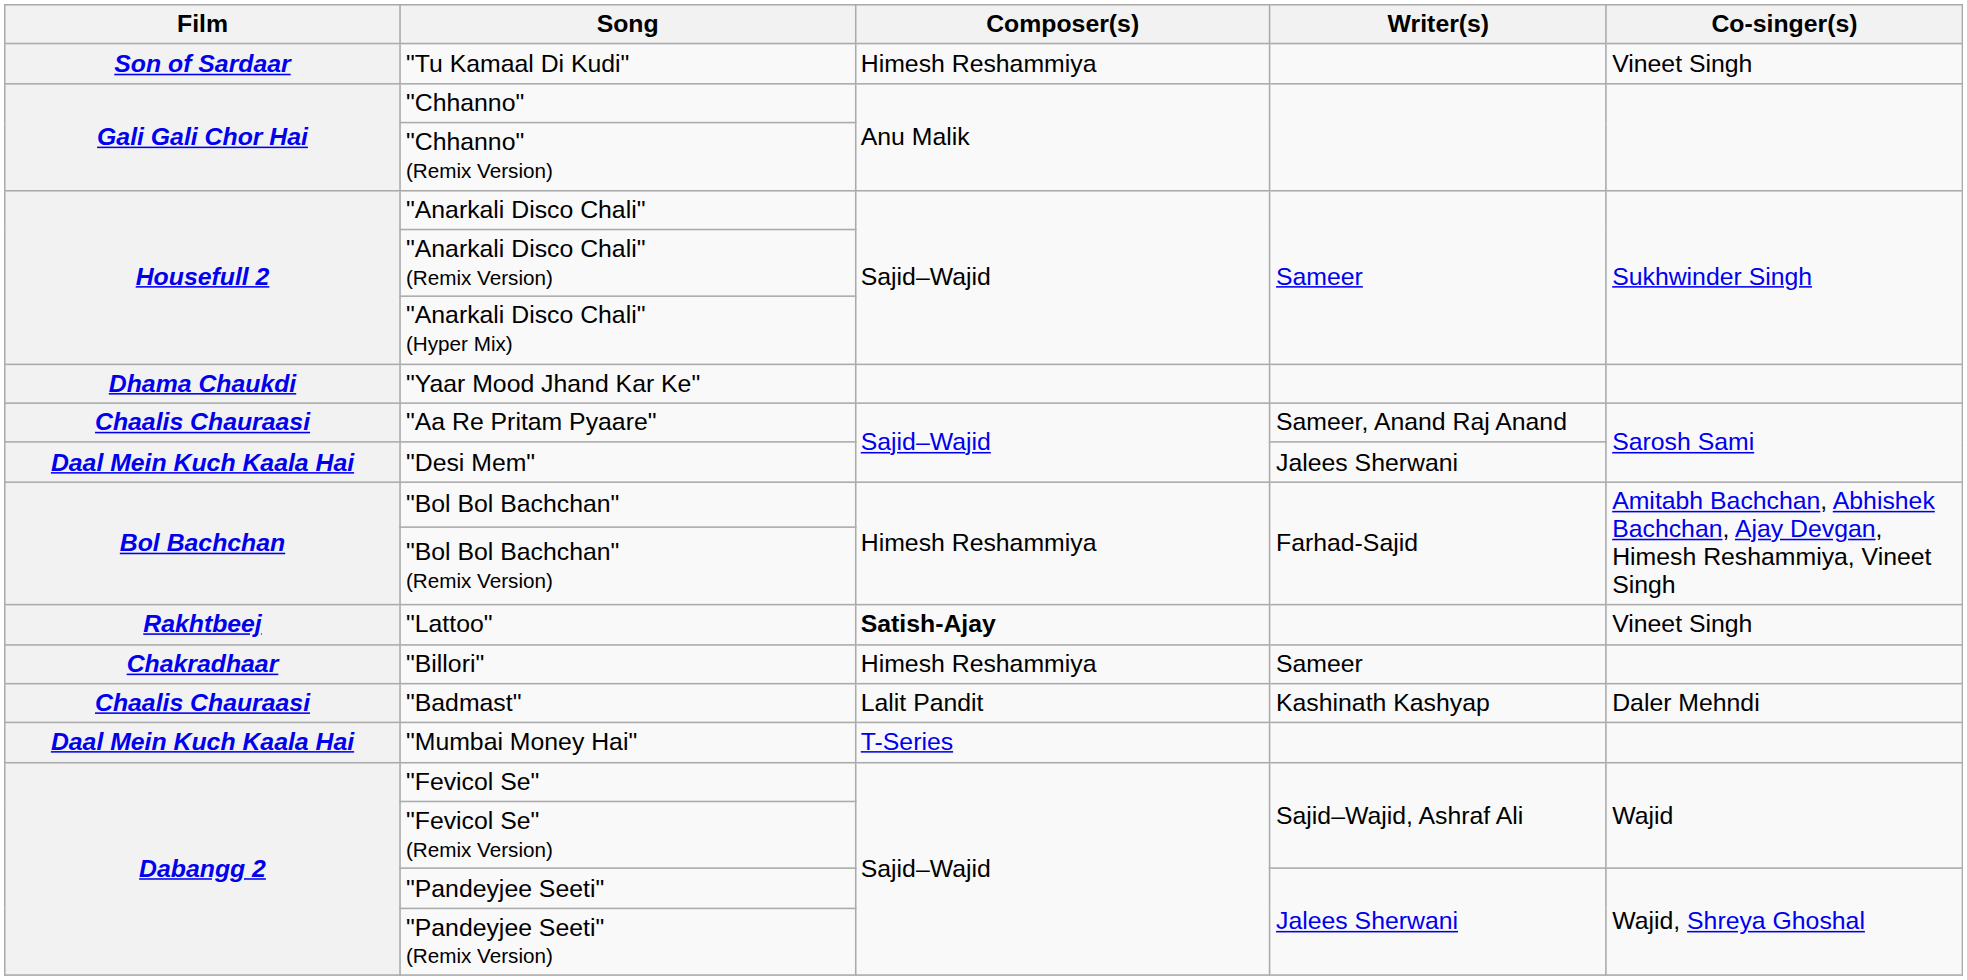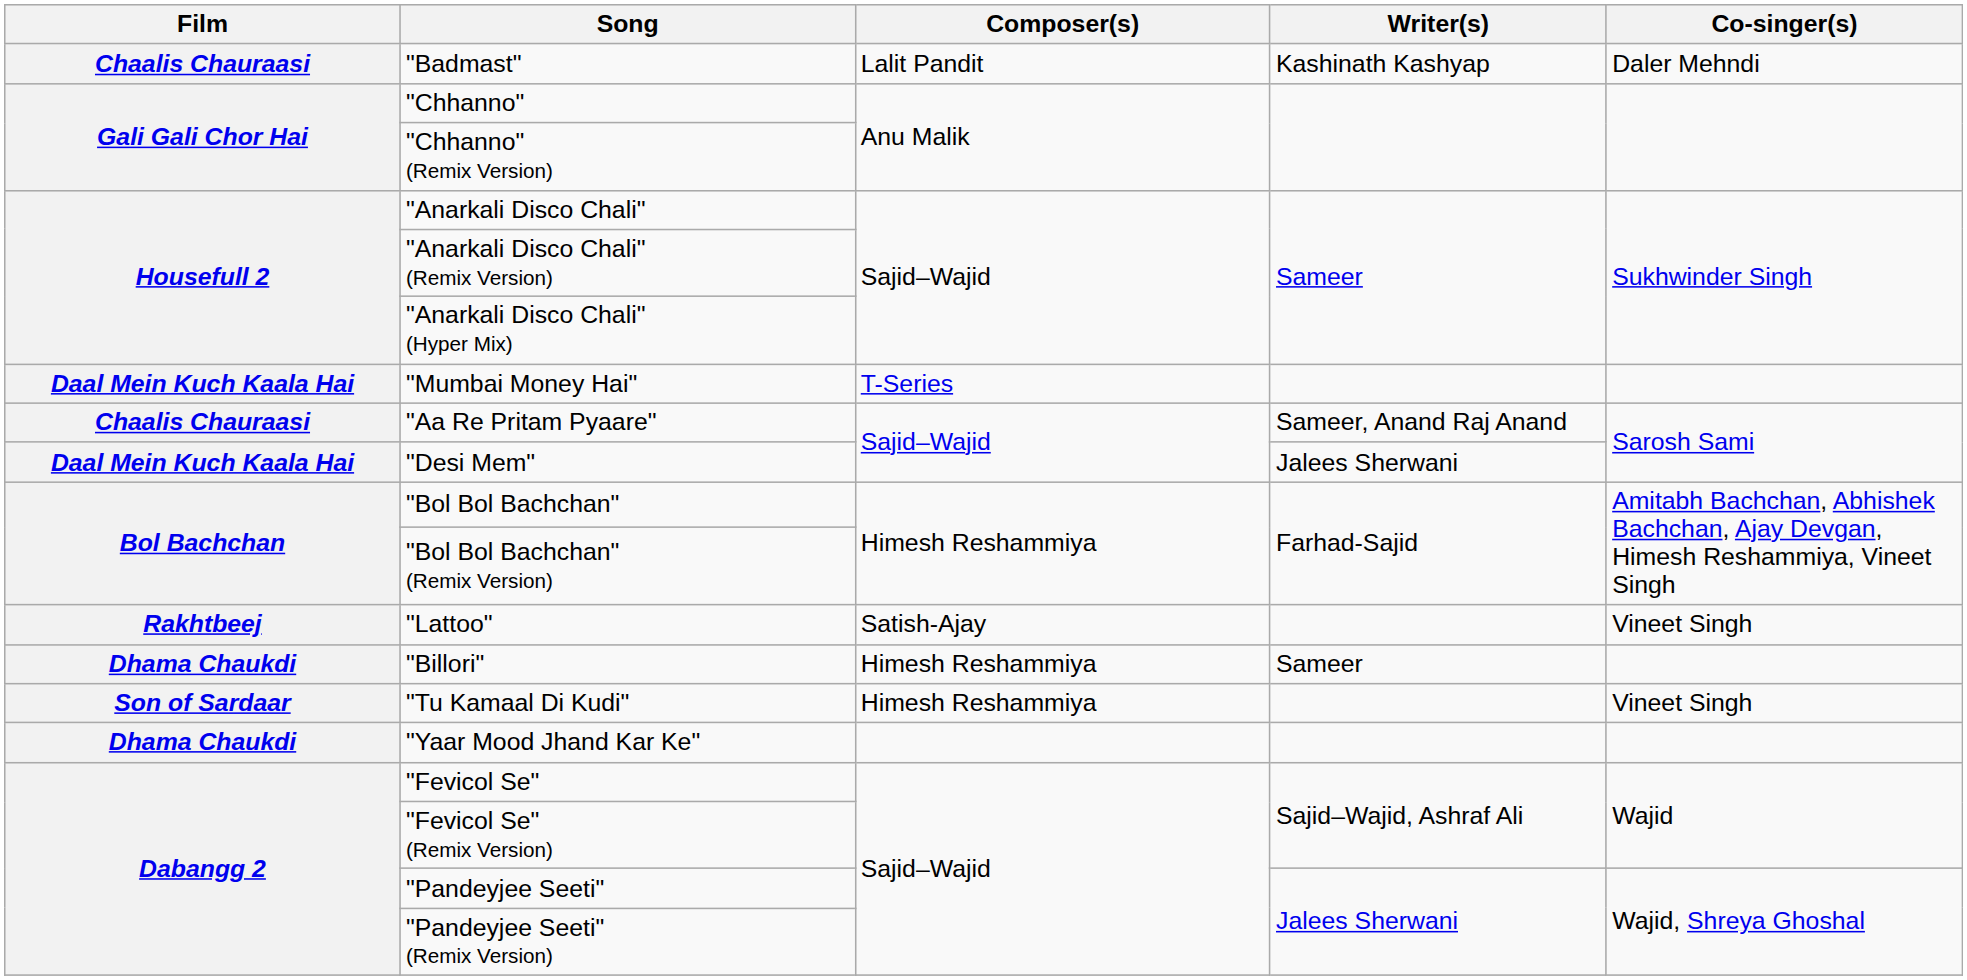rows swapped: (464, 702) <-> (518, 63)
rows swapped: (522, 742) <-> (553, 383)
(928, 624) bold -> (923, 624) normal
(203, 663) Chakradhaar -> (203, 663) Dhama Chaukdi
